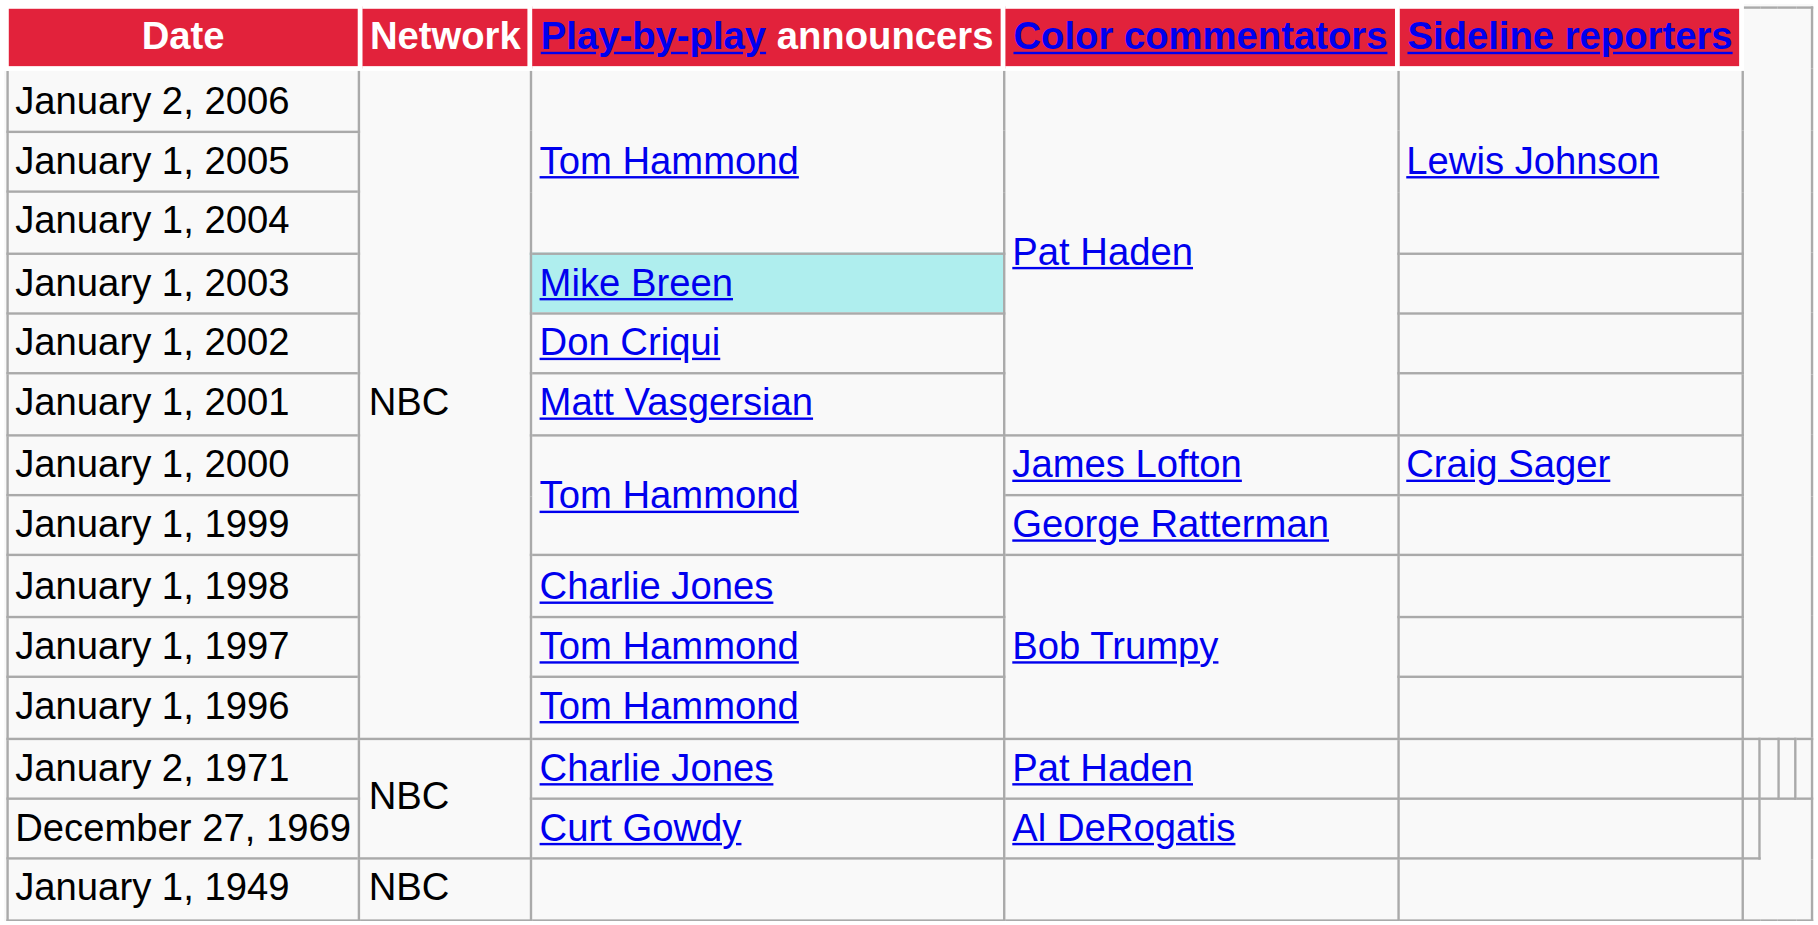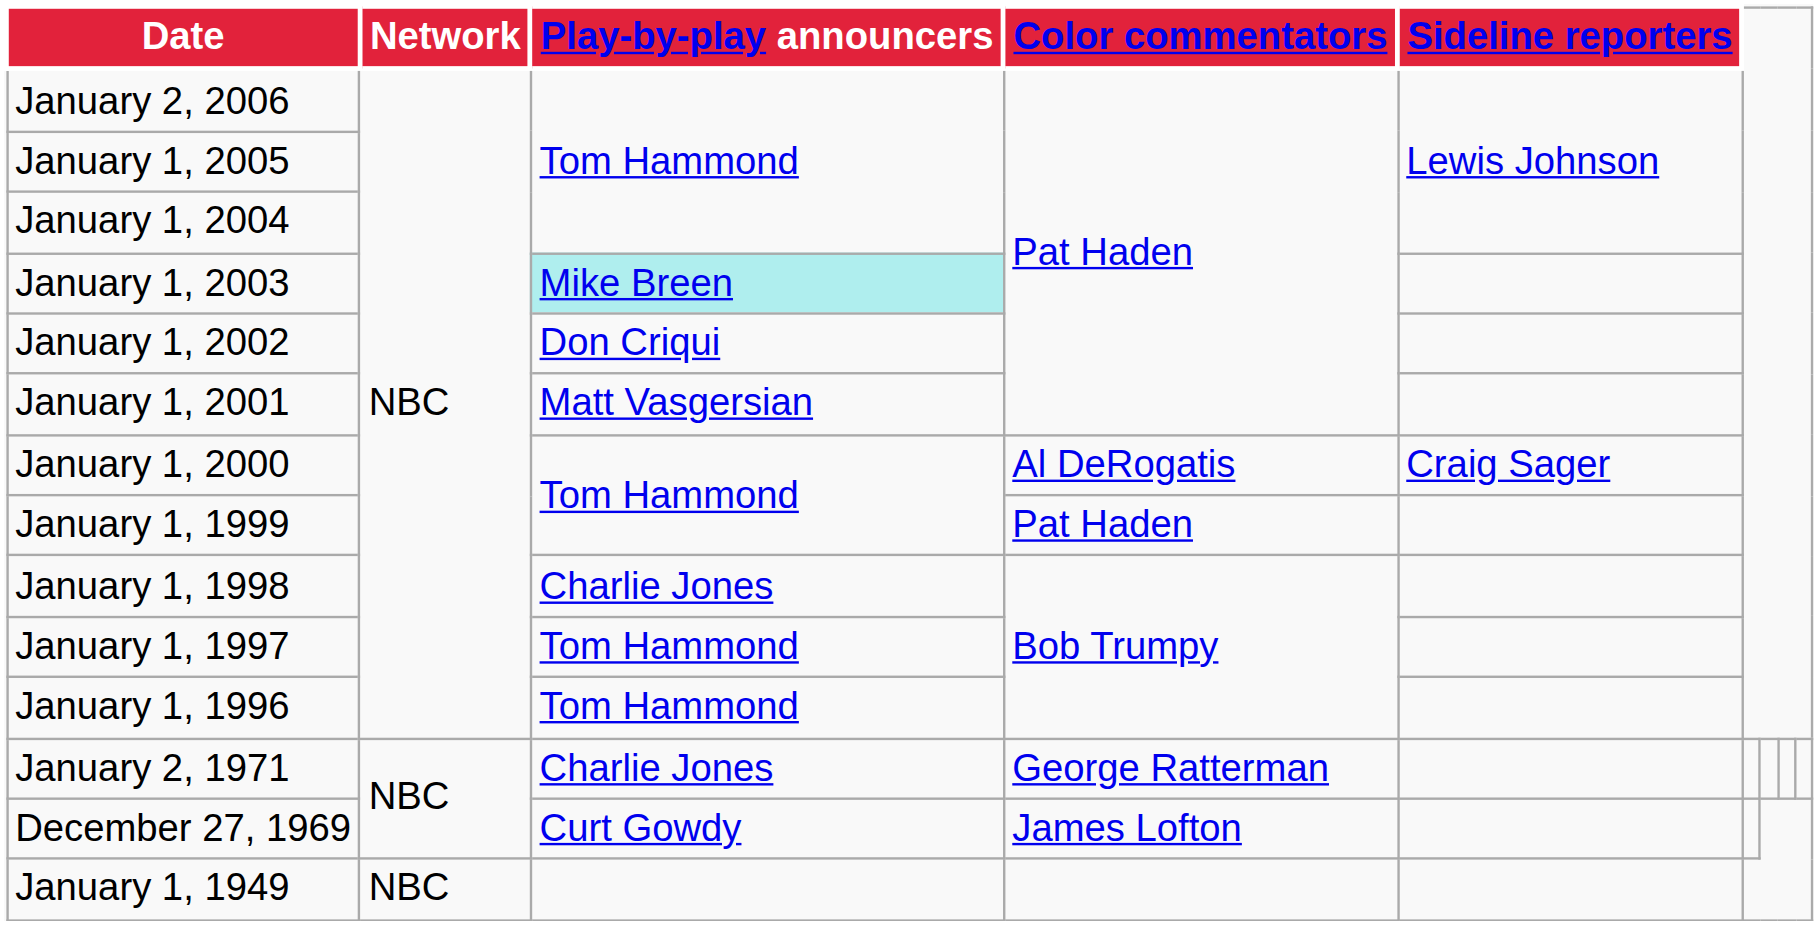(1127, 464) James Lofton -> (1124, 464) Al DeRogatis
(1171, 524) George Ratterman -> (1103, 524) Pat Haden
(1103, 767) Pat Haden -> (1171, 767) George Ratterman
(1124, 828) Al DeRogatis -> (1127, 828) James Lofton
